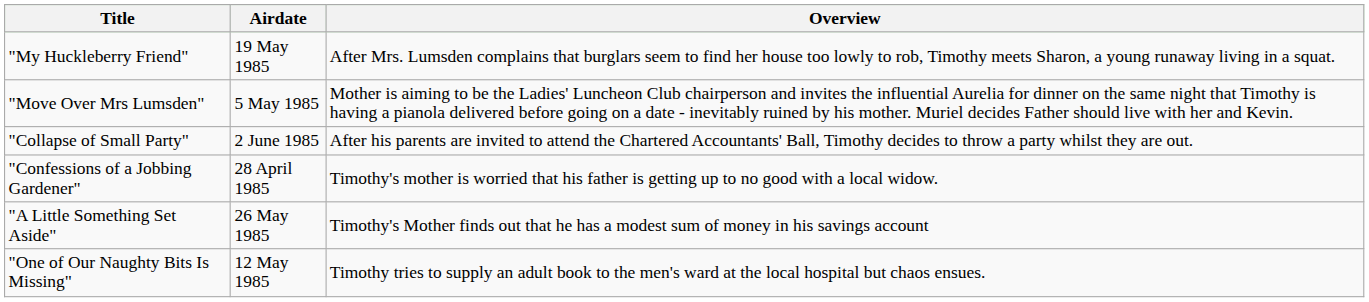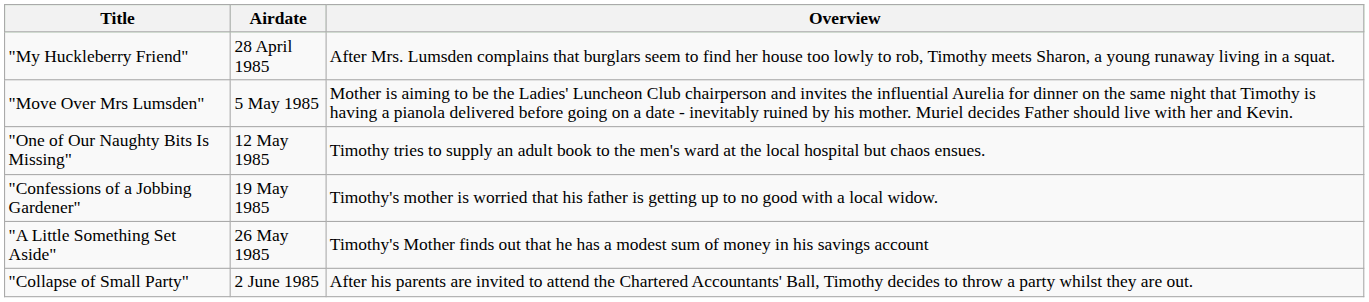(261, 55) 19 May 1985 -> (263, 55) 28 April 1985
rows swapped: (109, 272) <-> (99, 140)
(263, 178) 28 April 1985 -> (261, 197) 19 May 1985
